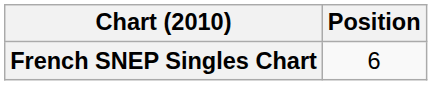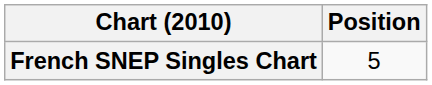(374, 60) 6 -> (374, 60) 5
